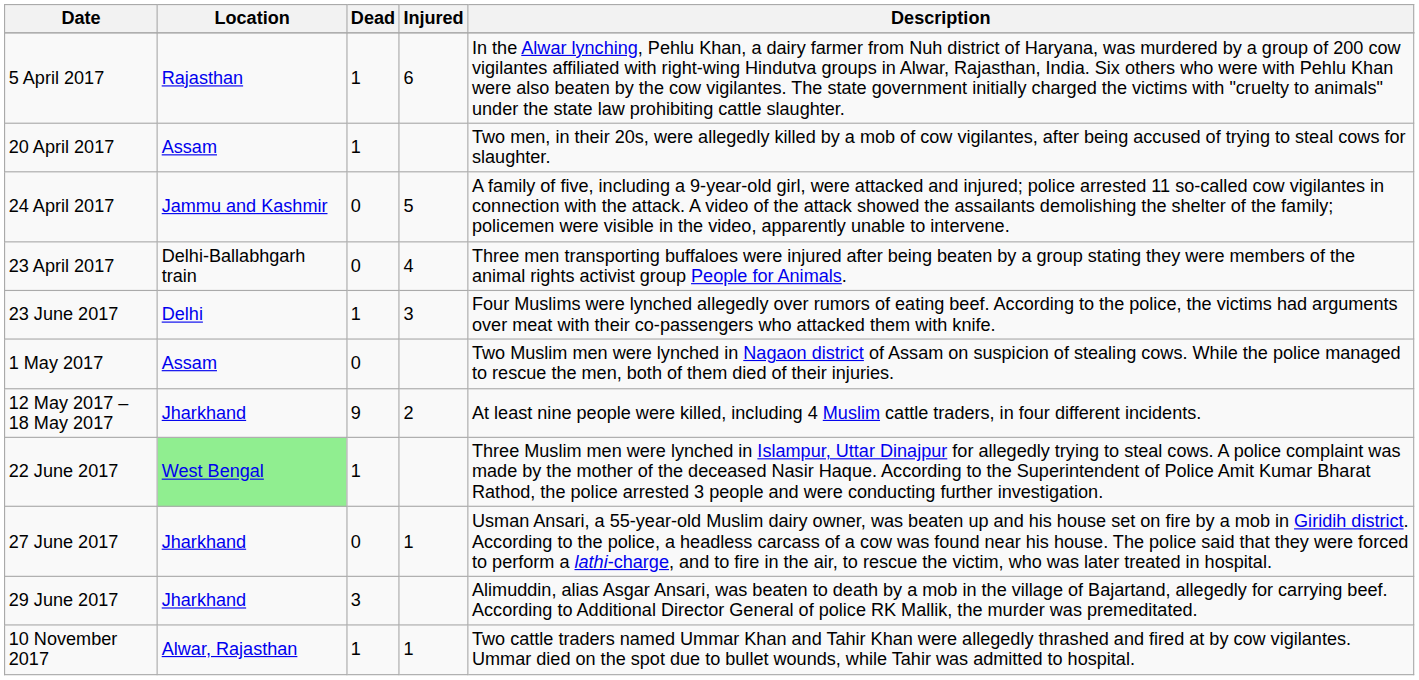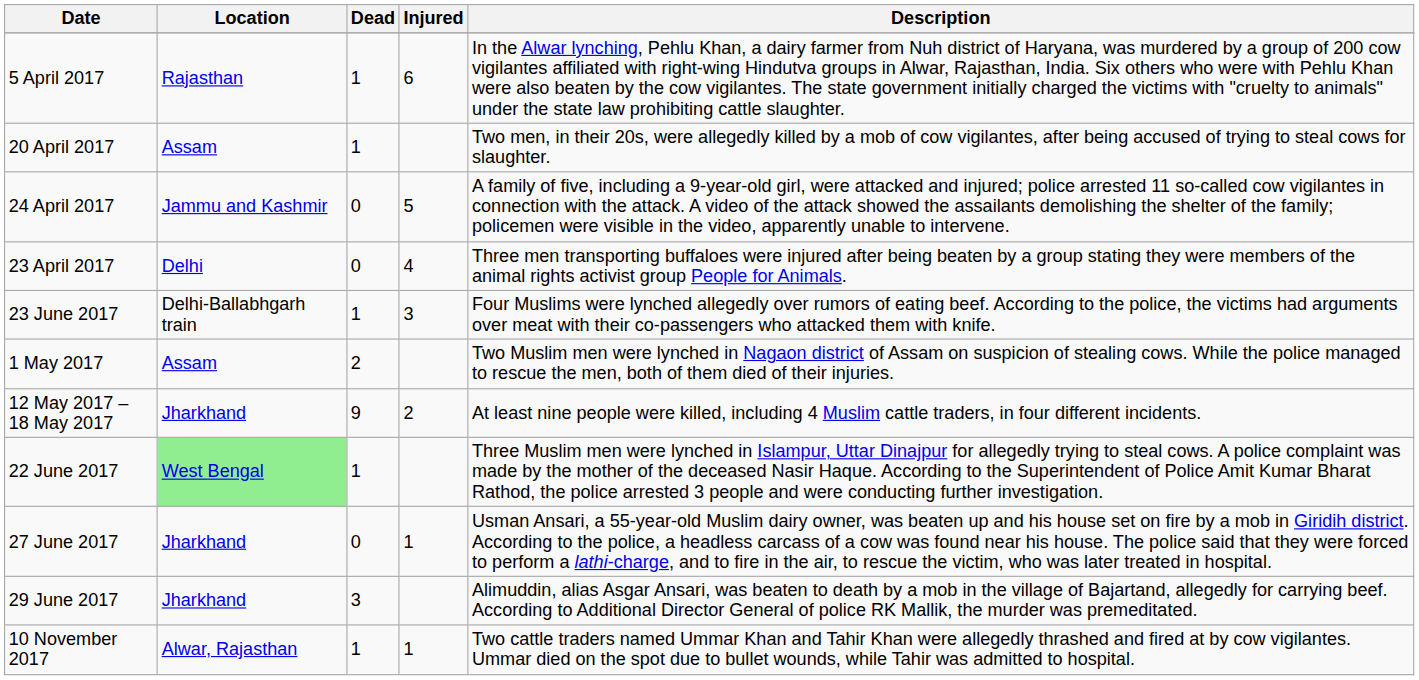(234, 265) Delhi-Ballabhgarh train -> (182, 265) Delhi
(182, 314) Delhi -> (234, 314) Delhi-Ballabhgarh train
(356, 363) 0 -> (356, 363) 2
